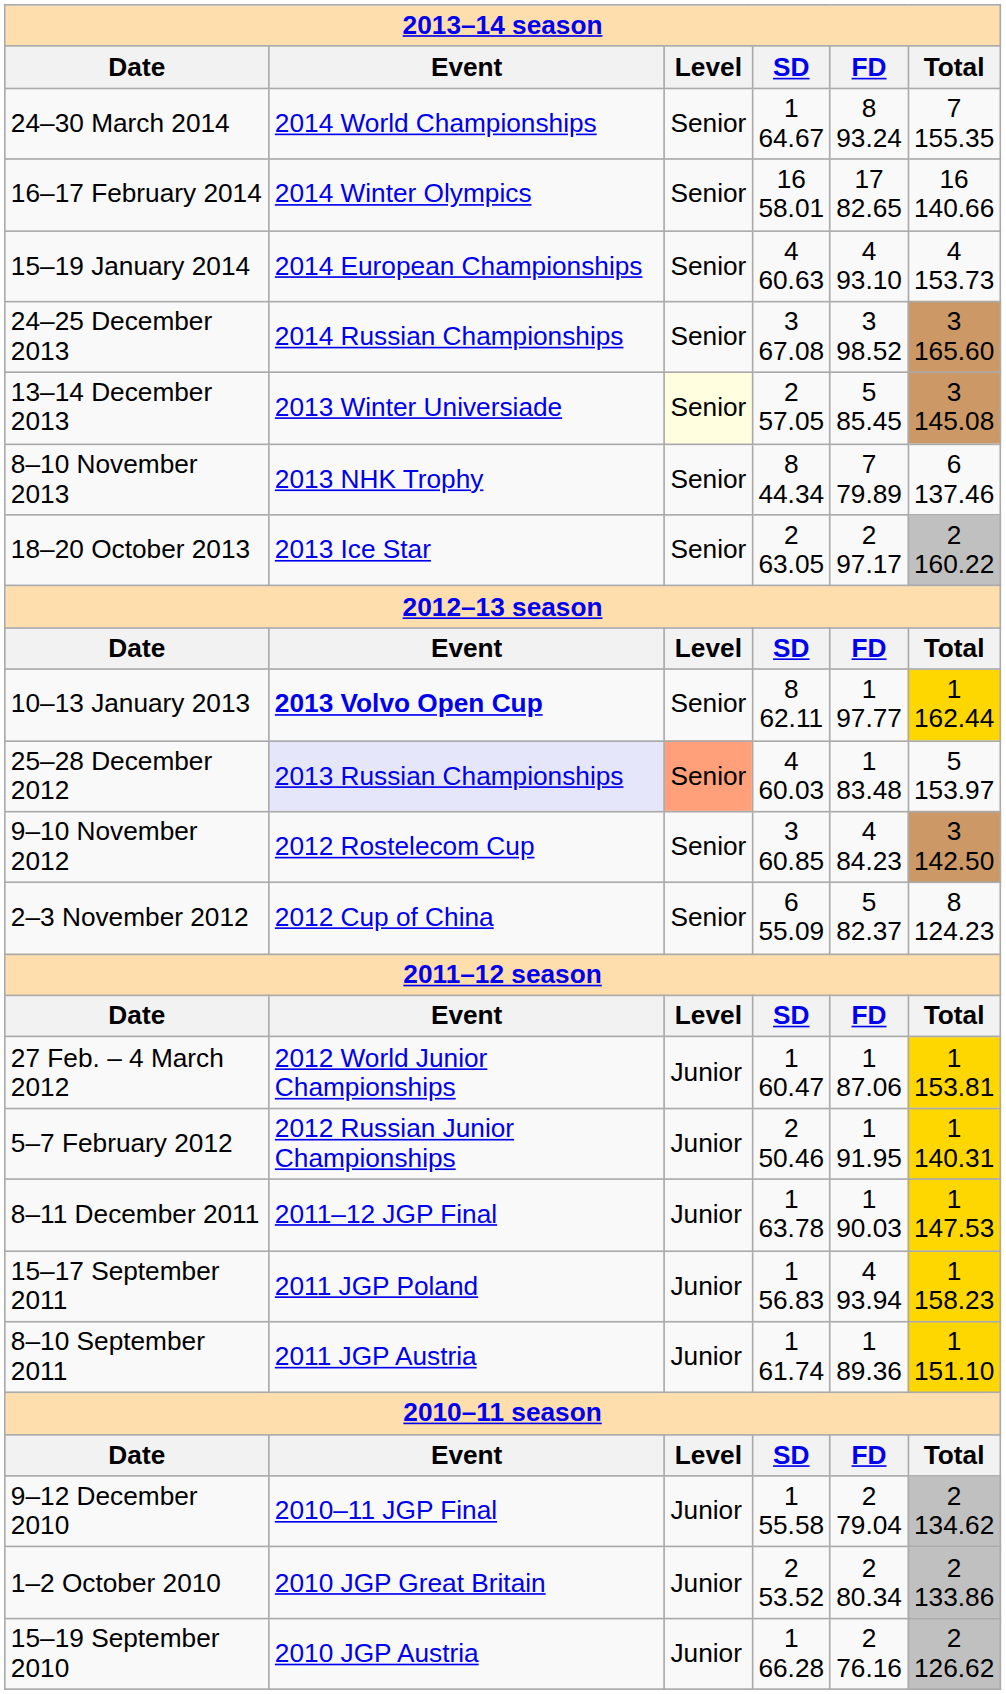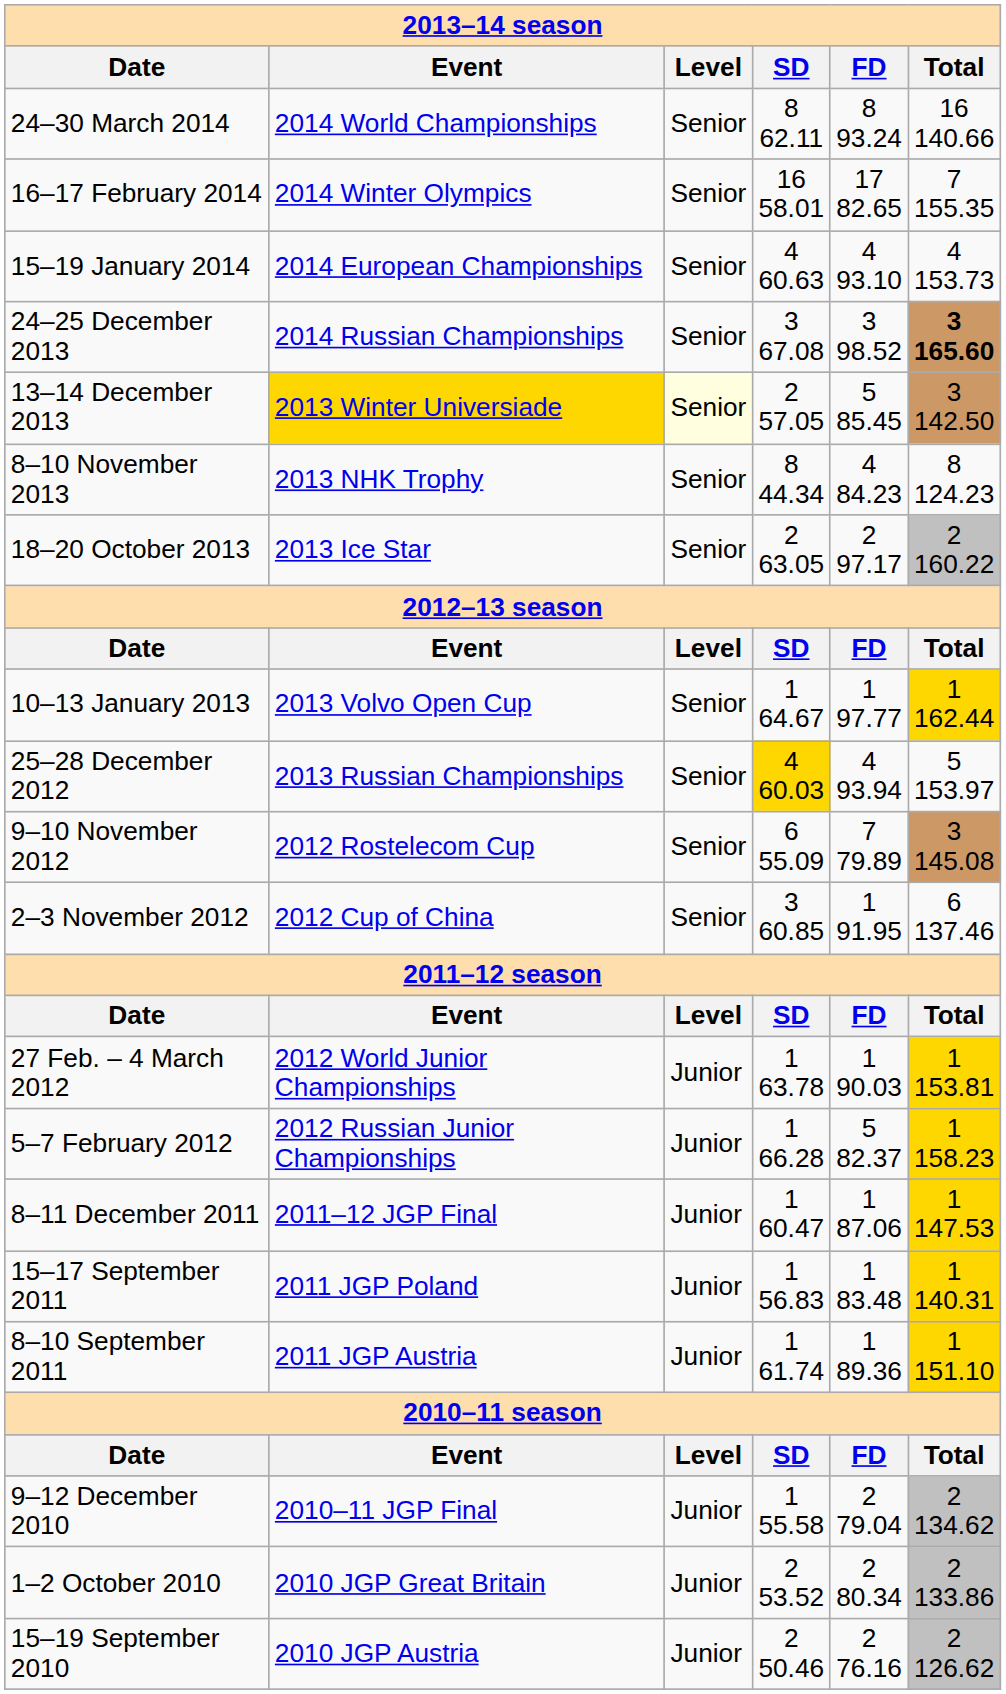(791, 123) 1 64.67 -> (791, 123) 8 62.11
(954, 123) 7 155.35 -> (954, 123) 16 140.66
(954, 194) 16 140.66 -> (954, 194) 7 155.35
(954, 336) normal -> (954, 336) bold
(419, 407) no background -> (419, 407) gold background
(954, 407) 3 145.08 -> (954, 407) 3 142.50
(869, 478) 7 79.89 -> (869, 478) 4 84.23
(954, 478) 6 137.46 -> (954, 478) 8 124.23
(409, 704) bold -> (403, 704) normal
(791, 704) 8 62.11 -> (791, 704) 1 64.67
(449, 775) lavender background -> (449, 775) no background
(708, 775) lightsalmon background -> (708, 775) no background
(791, 775) no background -> (791, 775) gold background
(869, 775) 1 83.48 -> (869, 775) 4 93.94
(791, 846) 3 60.85 -> (791, 846) 6 55.09
(869, 846) 4 84.23 -> (869, 846) 7 79.89
(954, 846) 3 142.50 -> (954, 846) 3 145.08
(791, 917) 6 55.09 -> (791, 917) 3 60.85
(869, 917) 5 82.37 -> (869, 917) 1 91.95
(954, 917) 8 124.23 -> (954, 917) 6 137.46
(791, 1072) 1 60.47 -> (791, 1072) 1 63.78
(869, 1072) 1 87.06 -> (869, 1072) 1 90.03
(791, 1143) 2 50.46 -> (791, 1143) 1 66.28
(869, 1143) 1 91.95 -> (869, 1143) 5 82.37
(954, 1143) 1 140.31 -> (954, 1143) 1 158.23
(791, 1214) 1 63.78 -> (791, 1214) 1 60.47
(869, 1214) 1 90.03 -> (869, 1214) 1 87.06
(869, 1285) 4 93.94 -> (869, 1285) 1 83.48
(954, 1285) 1 158.23 -> (954, 1285) 1 140.31
(791, 1653) 1 66.28 -> (791, 1653) 2 50.46
